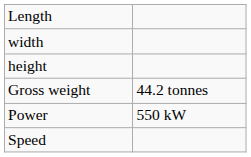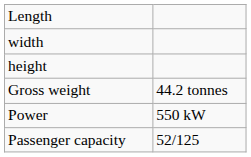- row: (27, 139)
+ row: (67, 139)
